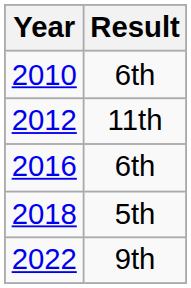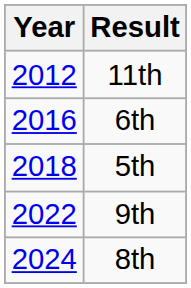- row: (44, 74)
+ row: (44, 259)
